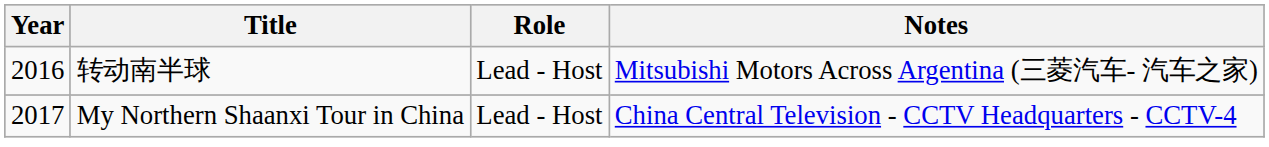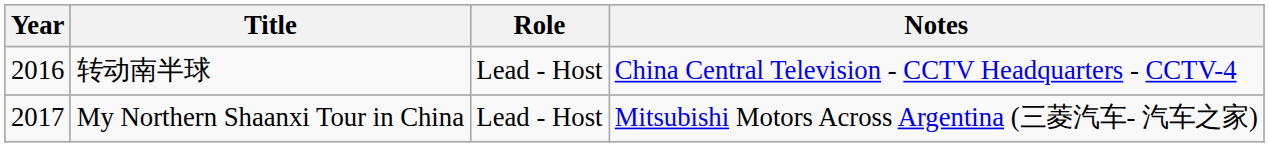(936, 69) Mitsubishi Motors Across Argentina (三菱汽车- 汽车之家) -> (926, 70) China Central Television - CCTV Headquarters - CCTV-4
(926, 115) China Central Television - CCTV Headquarters - CCTV-4 -> (936, 117) Mitsubishi Motors Across Argentina (三菱汽车- 汽车之家)
